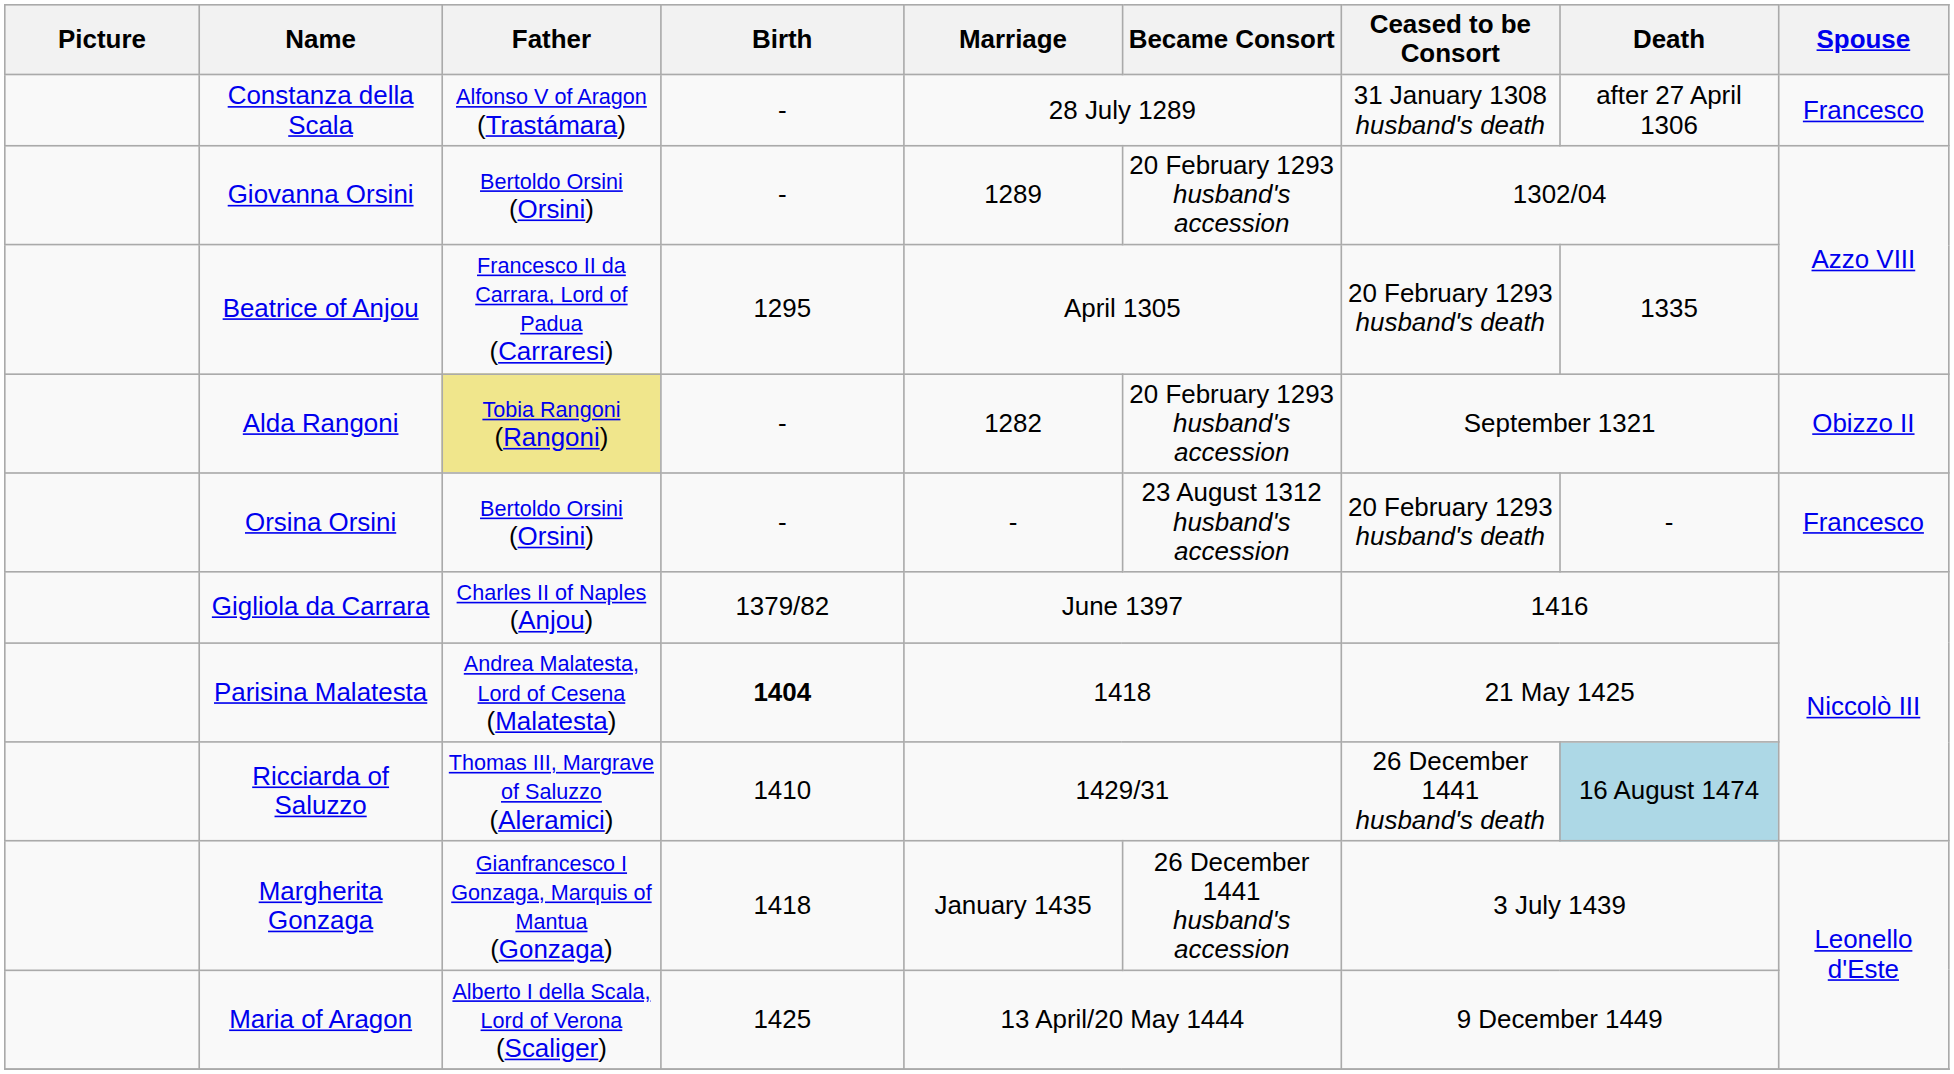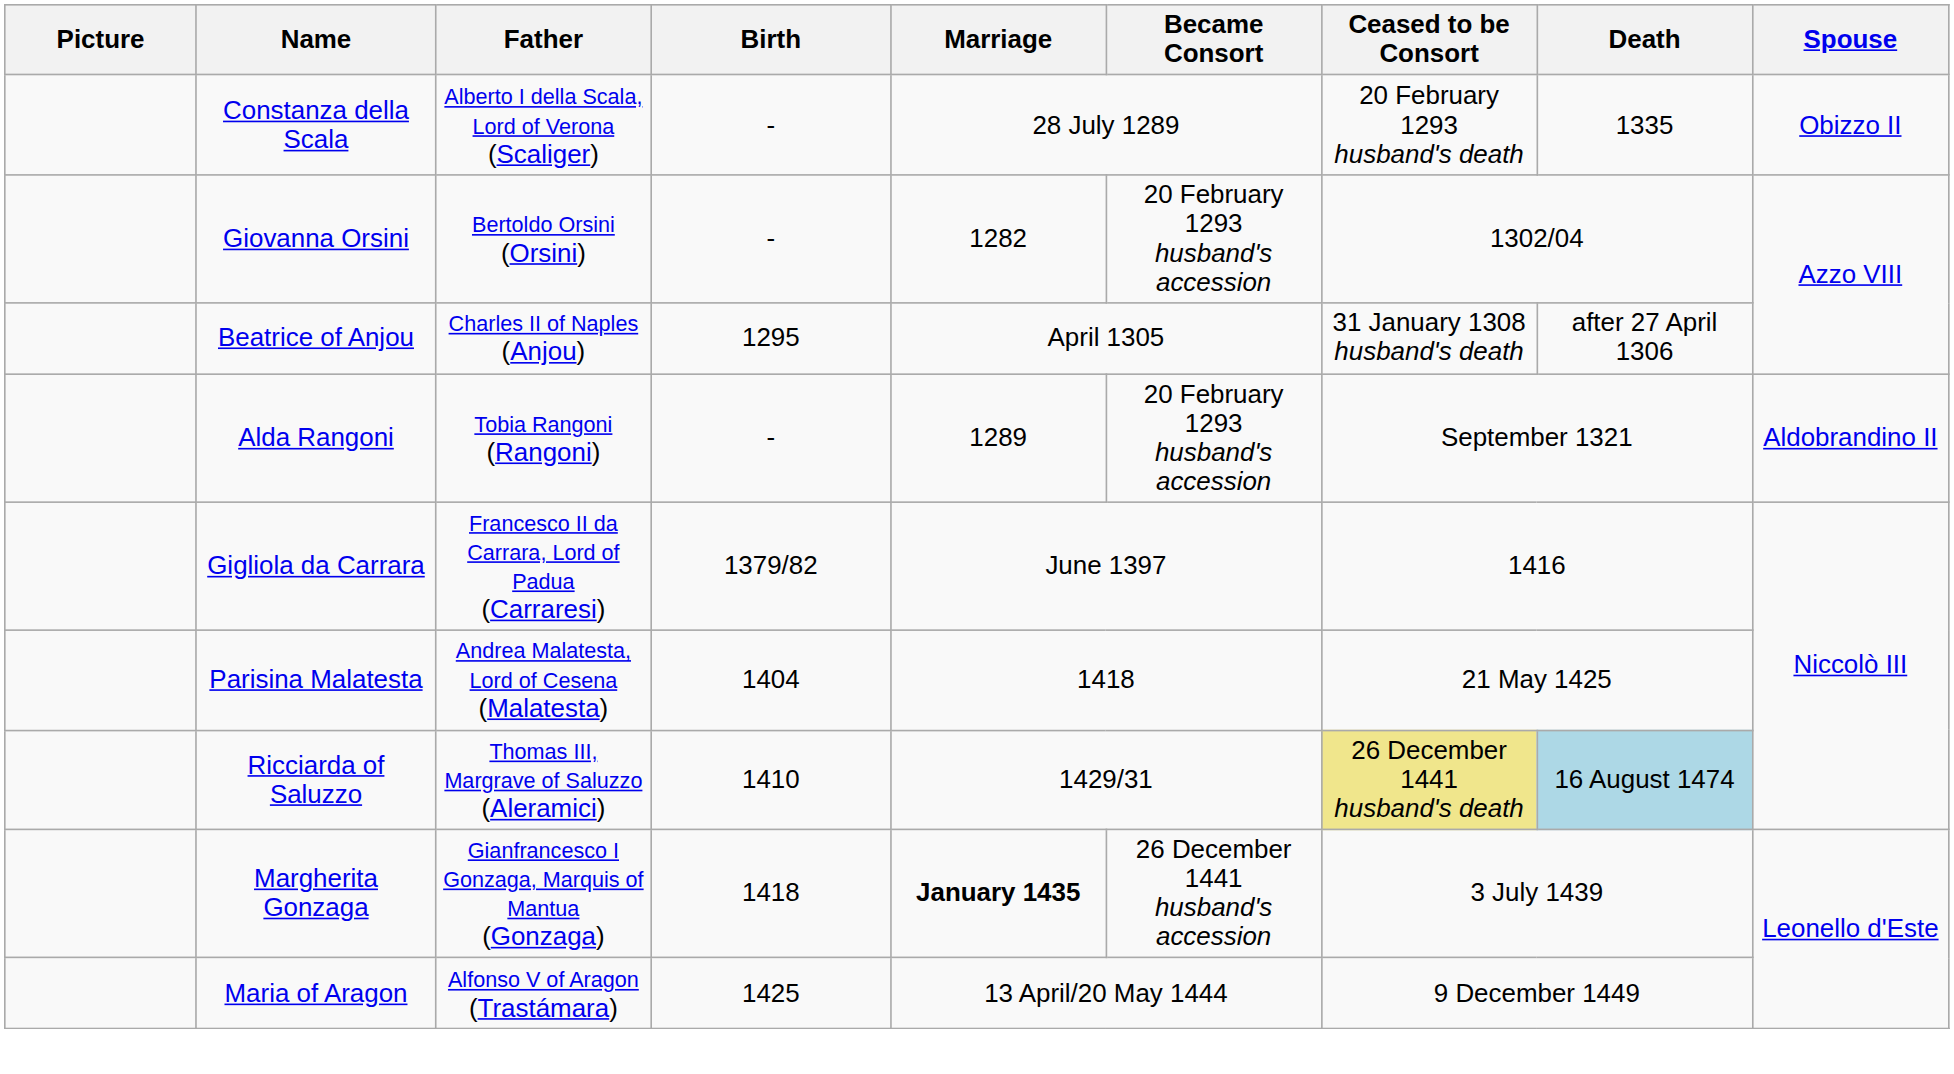(551, 111) Alfonso V of Aragon (Trastámara) -> (543, 126) Alberto I della Scala, Lord of Verona (Scaliger)
(1450, 109) 31 January 1308 husband's death -> (1429, 124) 20 February 1293 husband's death
(1669, 109) after 27 April 1306 -> (1645, 124) 1335
(1863, 109) Francesco -> (1850, 124) Obizzo II
(1013, 194) 1289 -> (998, 238) 1282
(551, 310) Francesco II da Carrara, Lord of Padua (Carraresi) -> (543, 339) Charles II of Naples (Anjou)
(1450, 308) 20 February 1293 husband's death -> (1429, 337) 31 January 1308 husband's death
(1669, 308) 1335 -> (1645, 337) after 27 April 1306
(551, 424) khaki background -> (543, 438) no background
(1013, 422) 1282 -> (998, 437) 1289
(1863, 422) Obizzo II -> (1850, 437) Aldobrandino II
- row: (321, 522)
(551, 608) Charles II of Naples (Anjou) -> (543, 567) Francesco II da Carrara, Lord of Padua (Carraresi)
(782, 691) bold -> (771, 679) normal
(1450, 791) no background -> (1429, 779) khaki background
(1013, 905) normal -> (998, 893) bold
(551, 1020) Alberto I della Scala, Lord of Verona (Scaliger) -> (543, 994) Alfonso V of Aragon (Trastámara)
